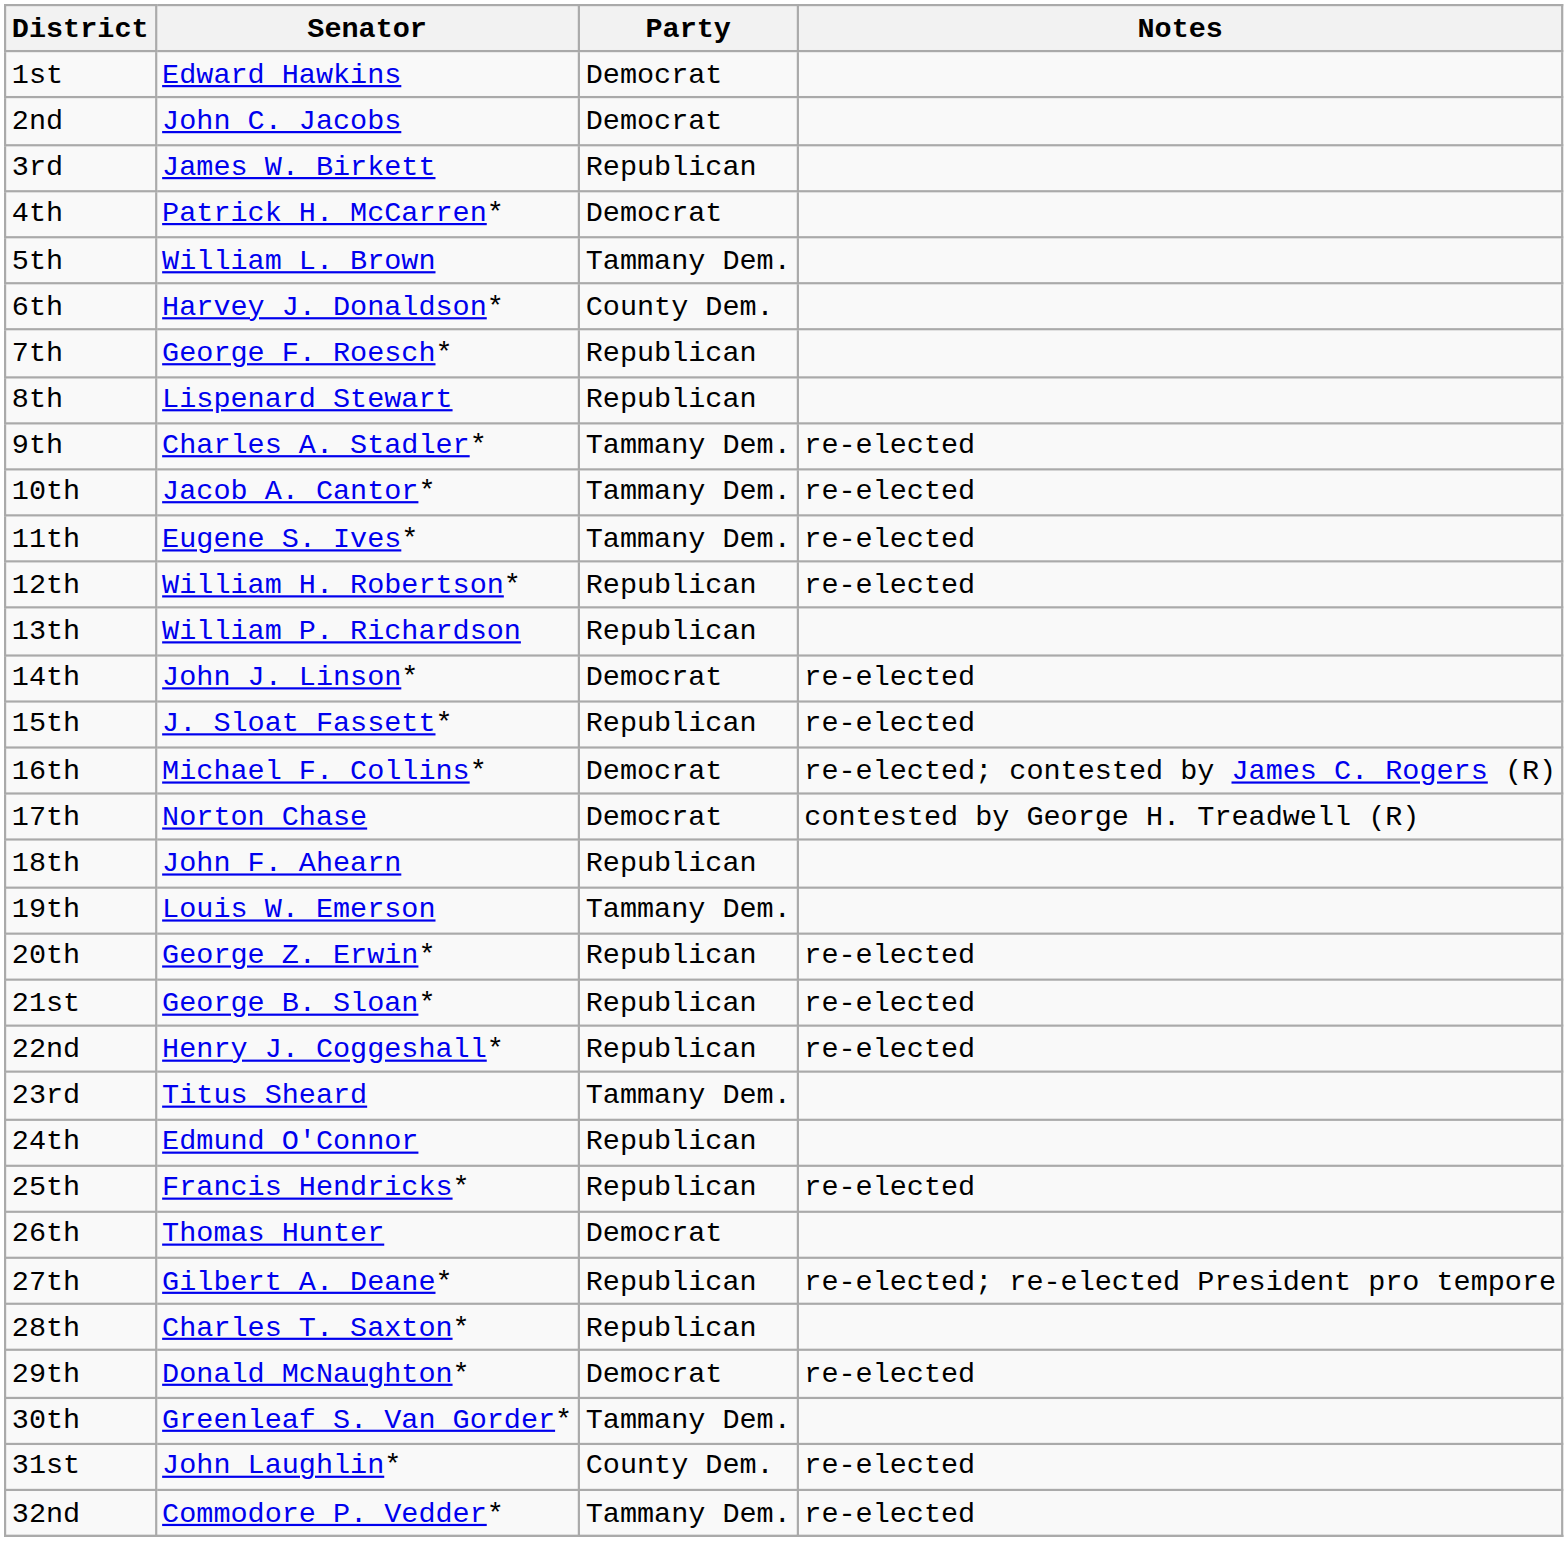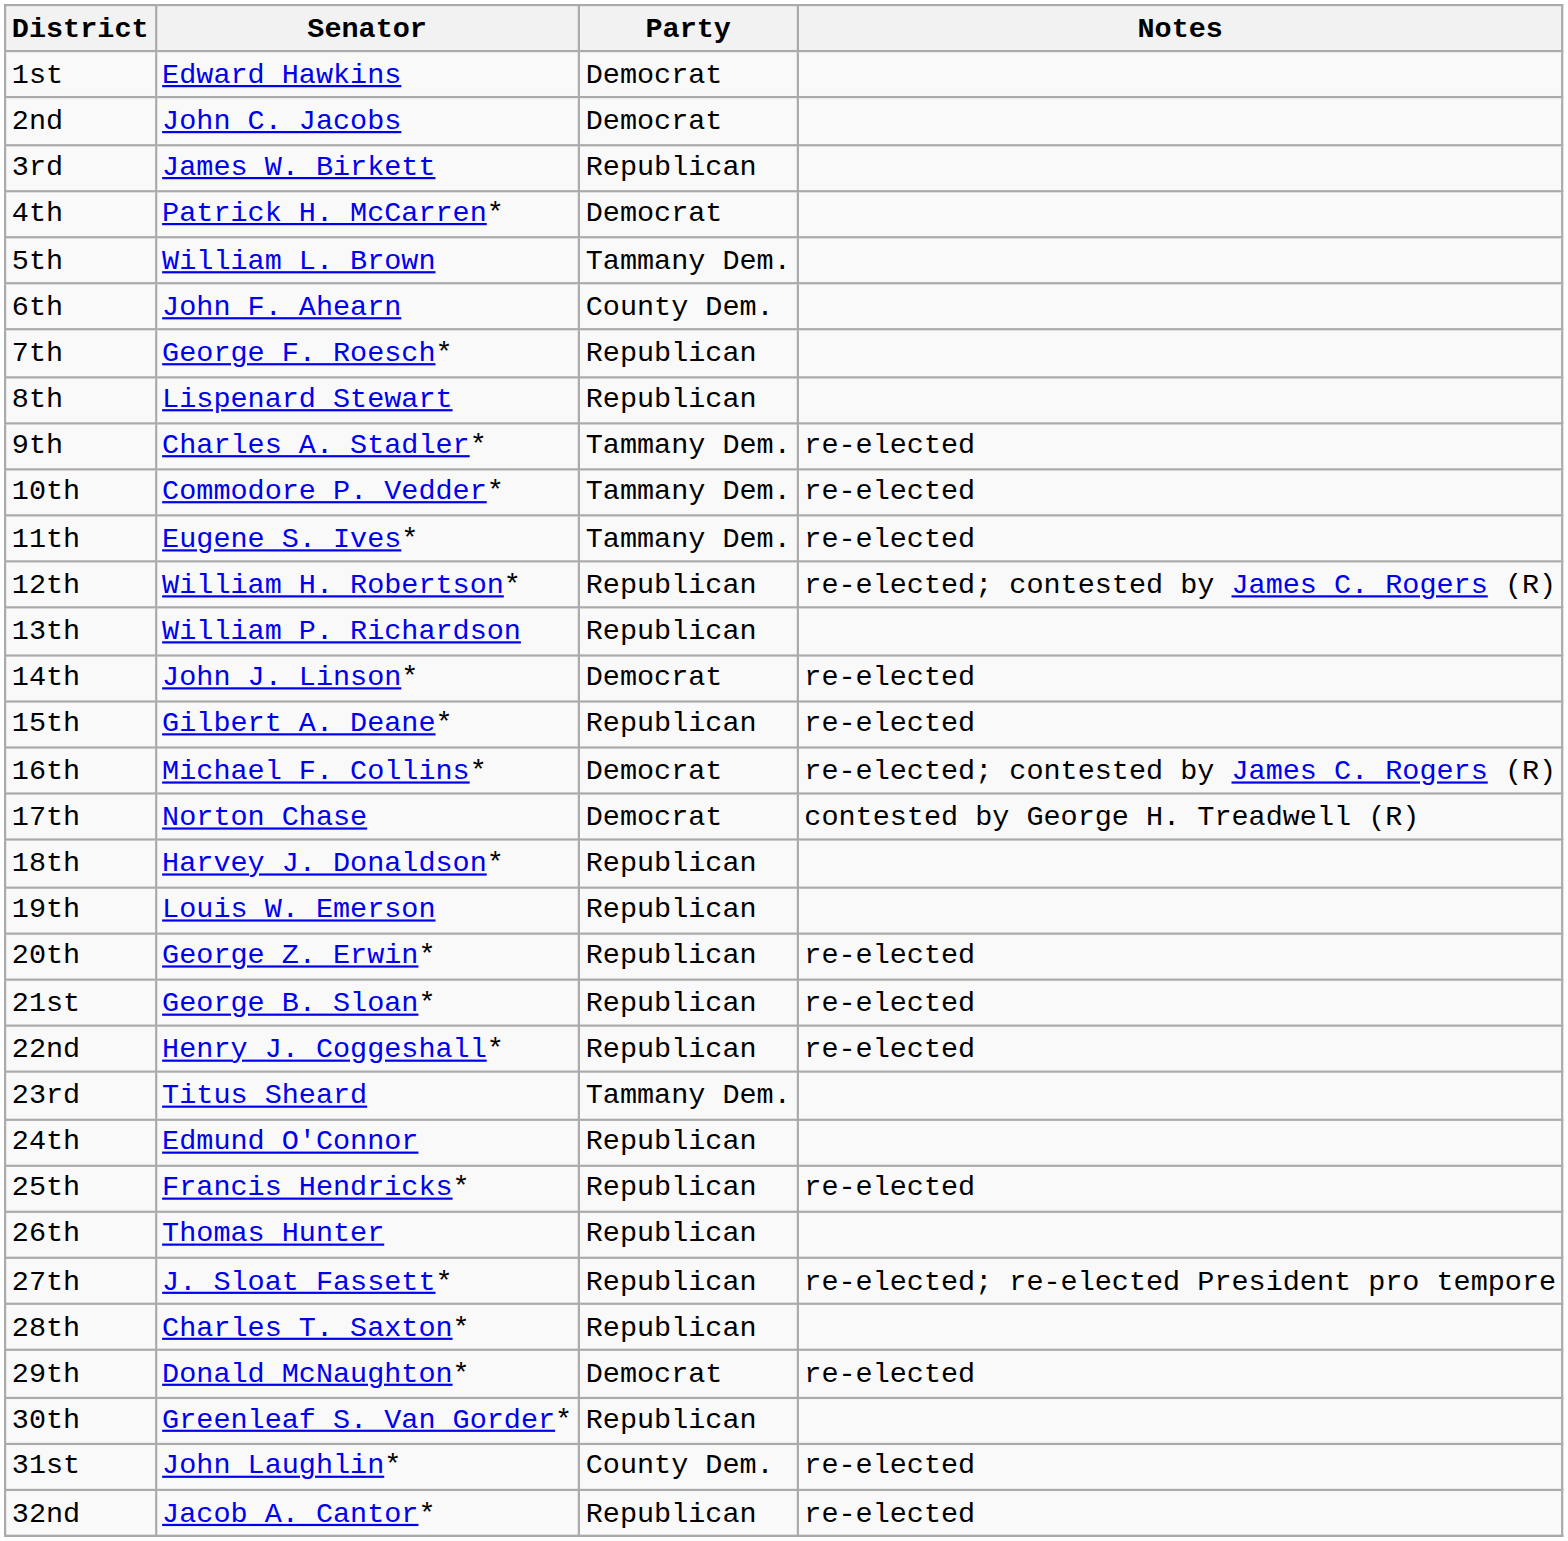(333, 307) Harvey J. Donaldson* -> (282, 307) John F. Ahearn
(299, 492) Jacob A. Cantor* -> (333, 492) Commodore P. Vedder*
(890, 585) re-elected -> (1180, 585) re-elected; contested by James C. Rogers (R)
(307, 724) J. Sloat Fassett* -> (307, 724) Gilbert A. Deane*
(282, 864) John F. Ahearn -> (333, 864) Harvey J. Donaldson*
(688, 910) Tammany Dem. -> (671, 910) Republican
(654, 1235) Democrat -> (671, 1235) Republican
(307, 1281) Gilbert A. Deane* -> (307, 1281) J. Sloat Fassett*
(688, 1420) Tammany Dem. -> (671, 1420) Republican
(333, 1513) Commodore P. Vedder* -> (299, 1513) Jacob A. Cantor*
(688, 1513) Tammany Dem. -> (671, 1513) Republican
